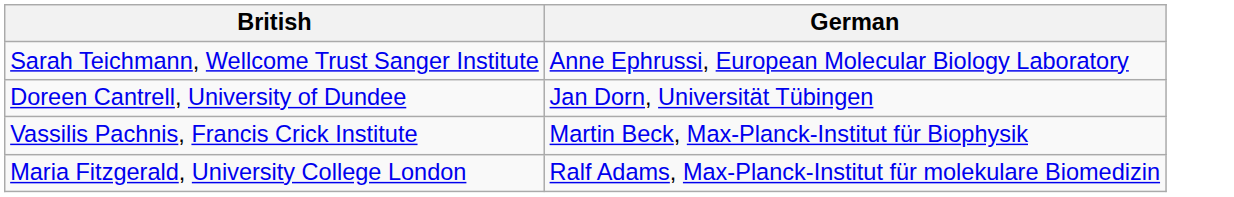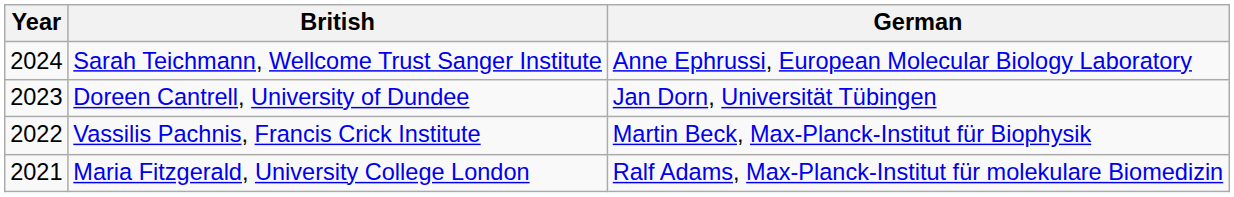+ column: (36, 23)
